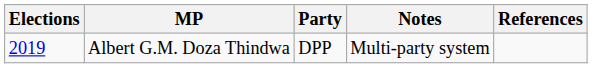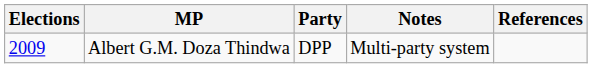(27, 47) 2019 -> (27, 47) 2009
